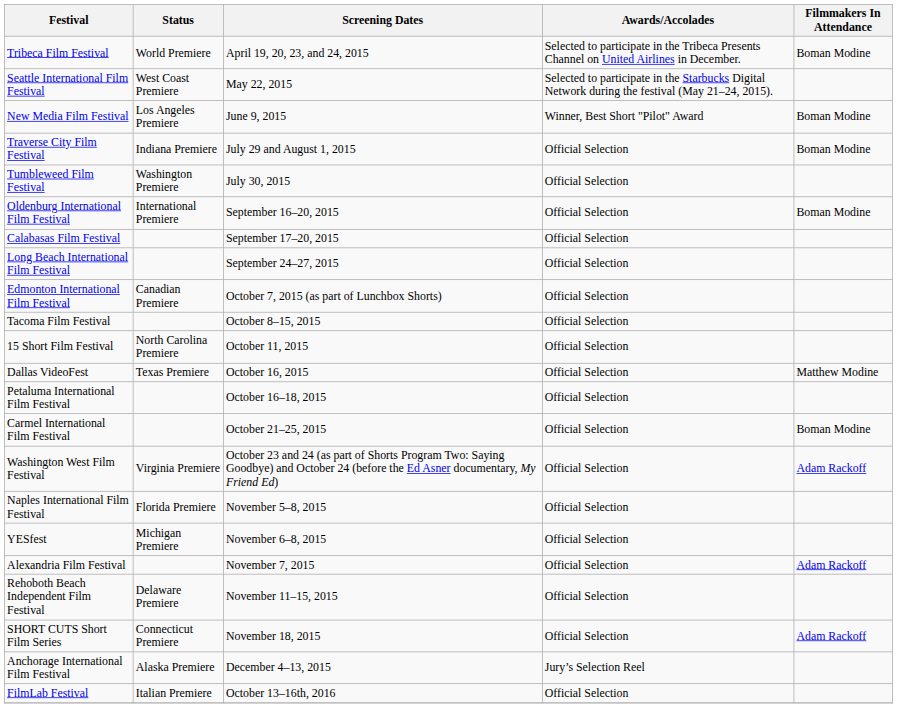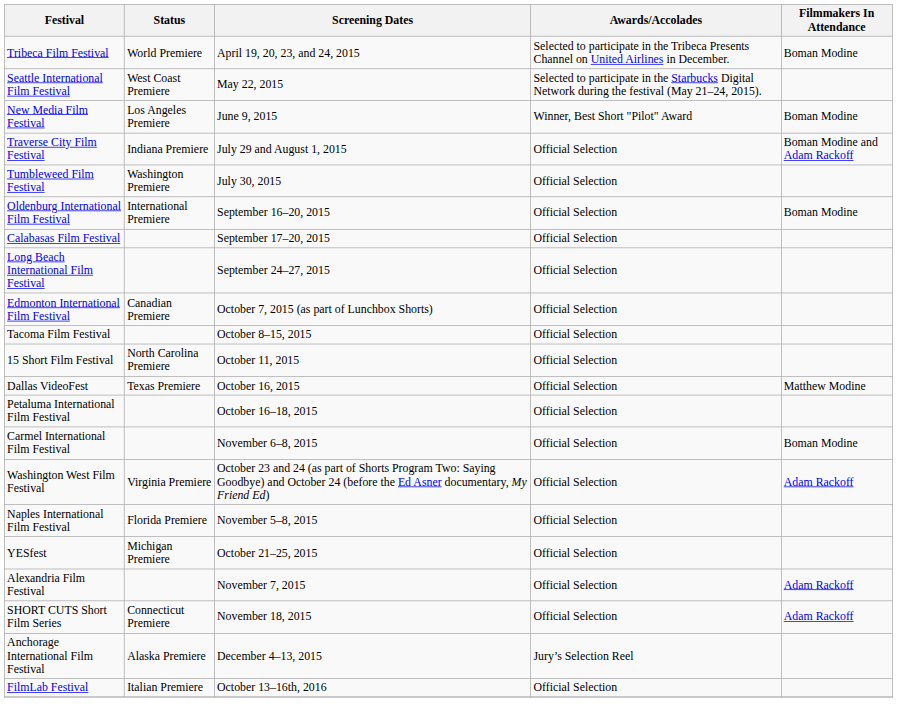(833, 148) Boman Modine -> (831, 148) Boman Modine and Adam Rackoff
(276, 429) October 21–25, 2015 -> (267, 443) November 6–8, 2015
(276, 539) November 6–8, 2015 -> (267, 552) October 21–25, 2015
- row: (49, 597)
